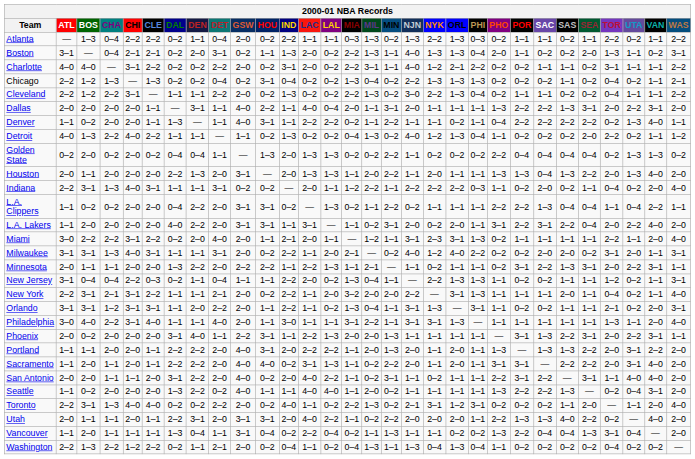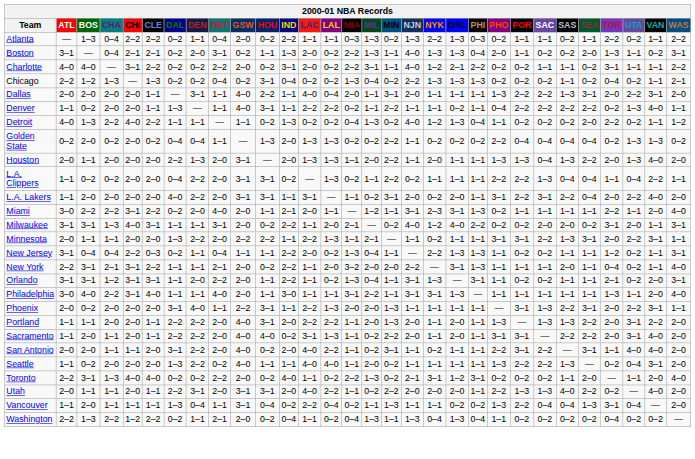- row: (26, 95)
- row: (21, 188)
(499, 267) 0–2 -> (499, 239) 3–1
